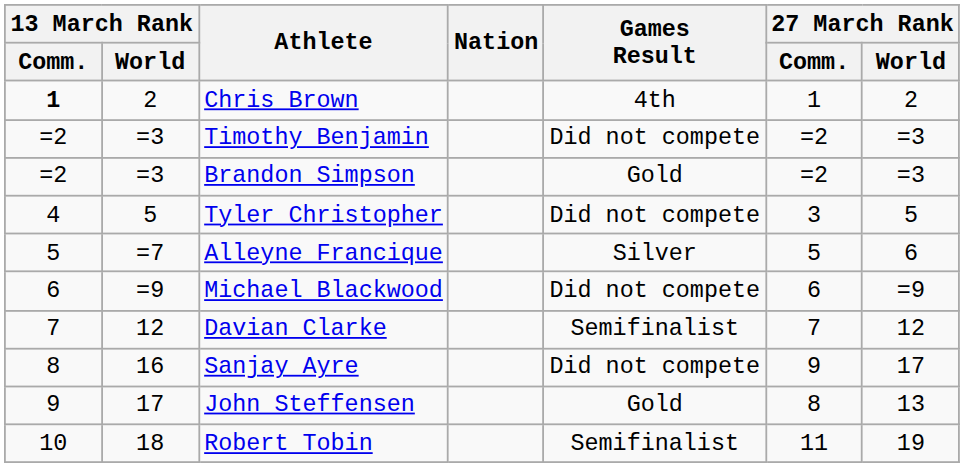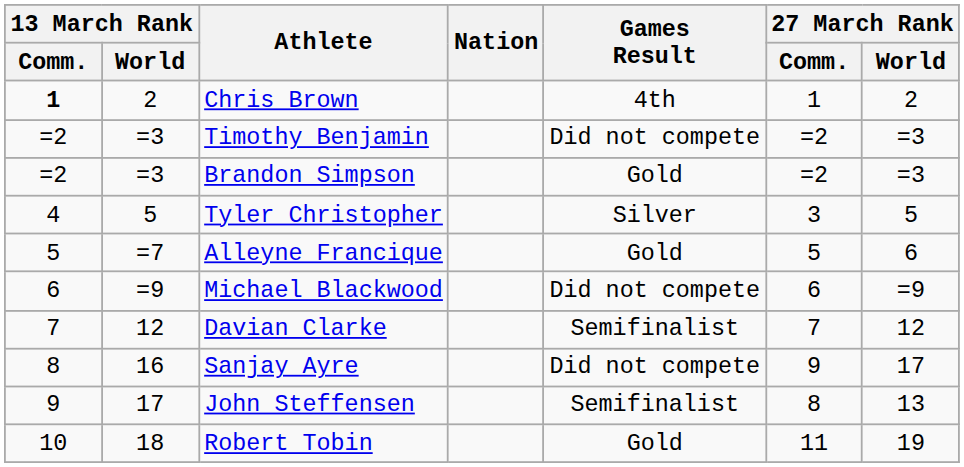(655, 215) Did not compete -> (655, 215) Silver
(655, 253) Silver -> (655, 253) Gold
(655, 405) Gold -> (655, 405) Semifinalist
(655, 443) Semifinalist -> (655, 443) Gold
